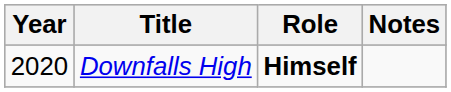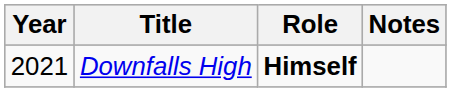(39, 65) 2020 -> (39, 65) 2021
